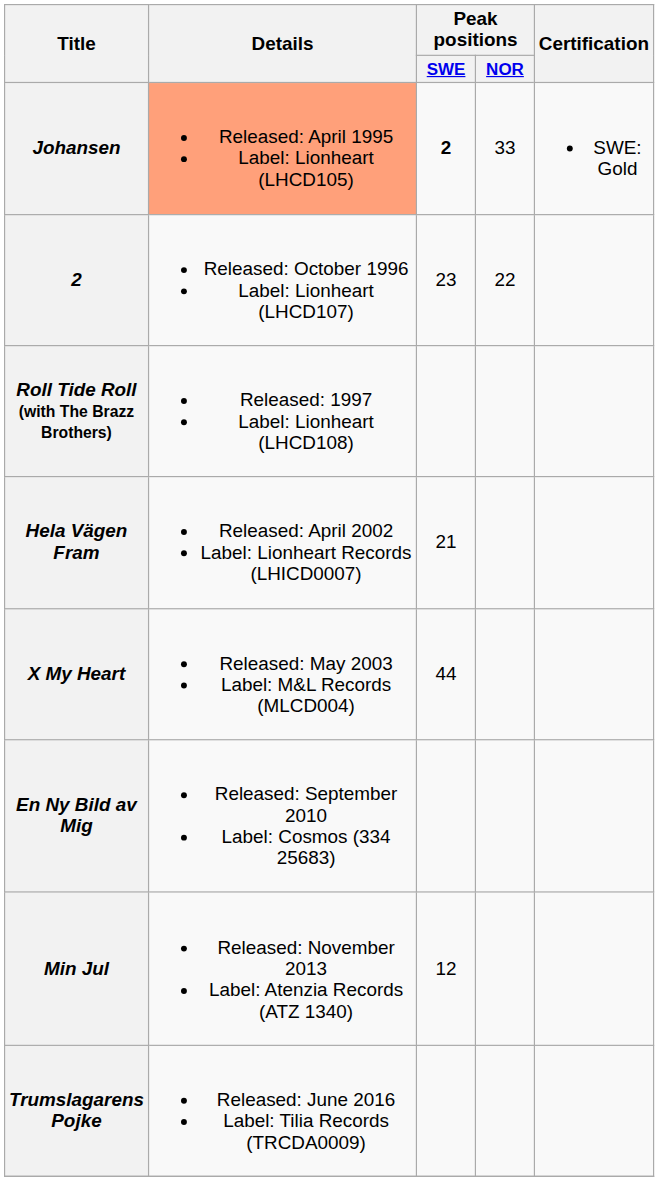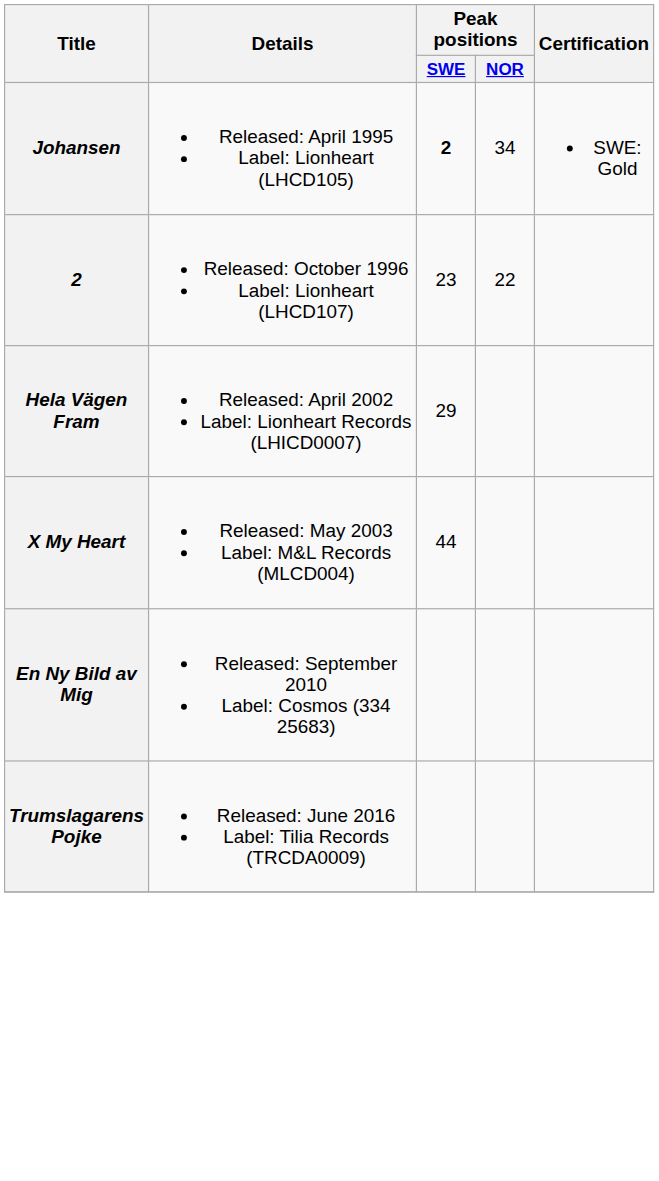(282, 159) lightsalmon background -> (282, 159) no background
(505, 148) 33 -> (505, 148) 34
- row: (76, 411)
(446, 542) 21 -> (446, 411) 29
- row: (76, 968)
